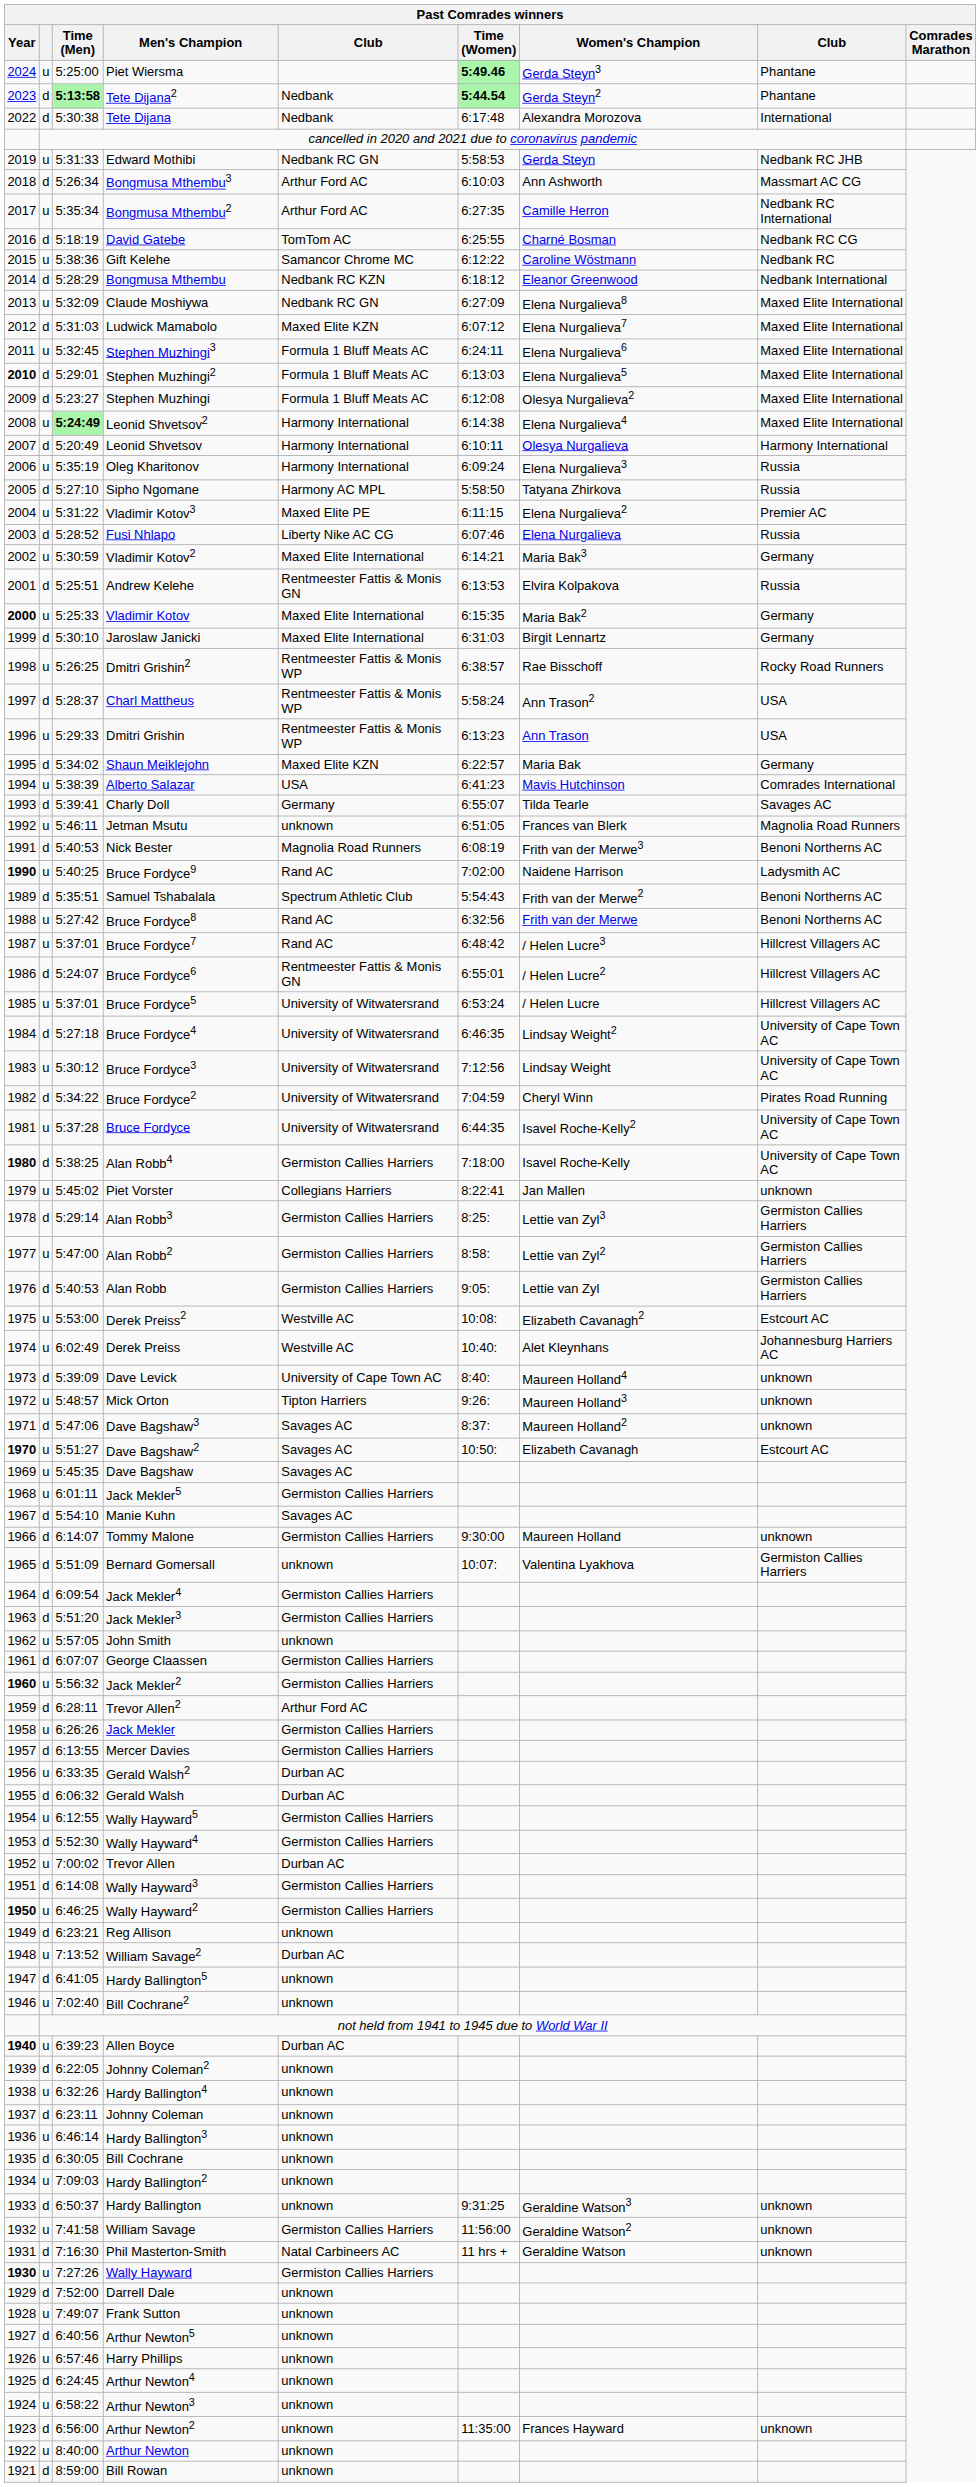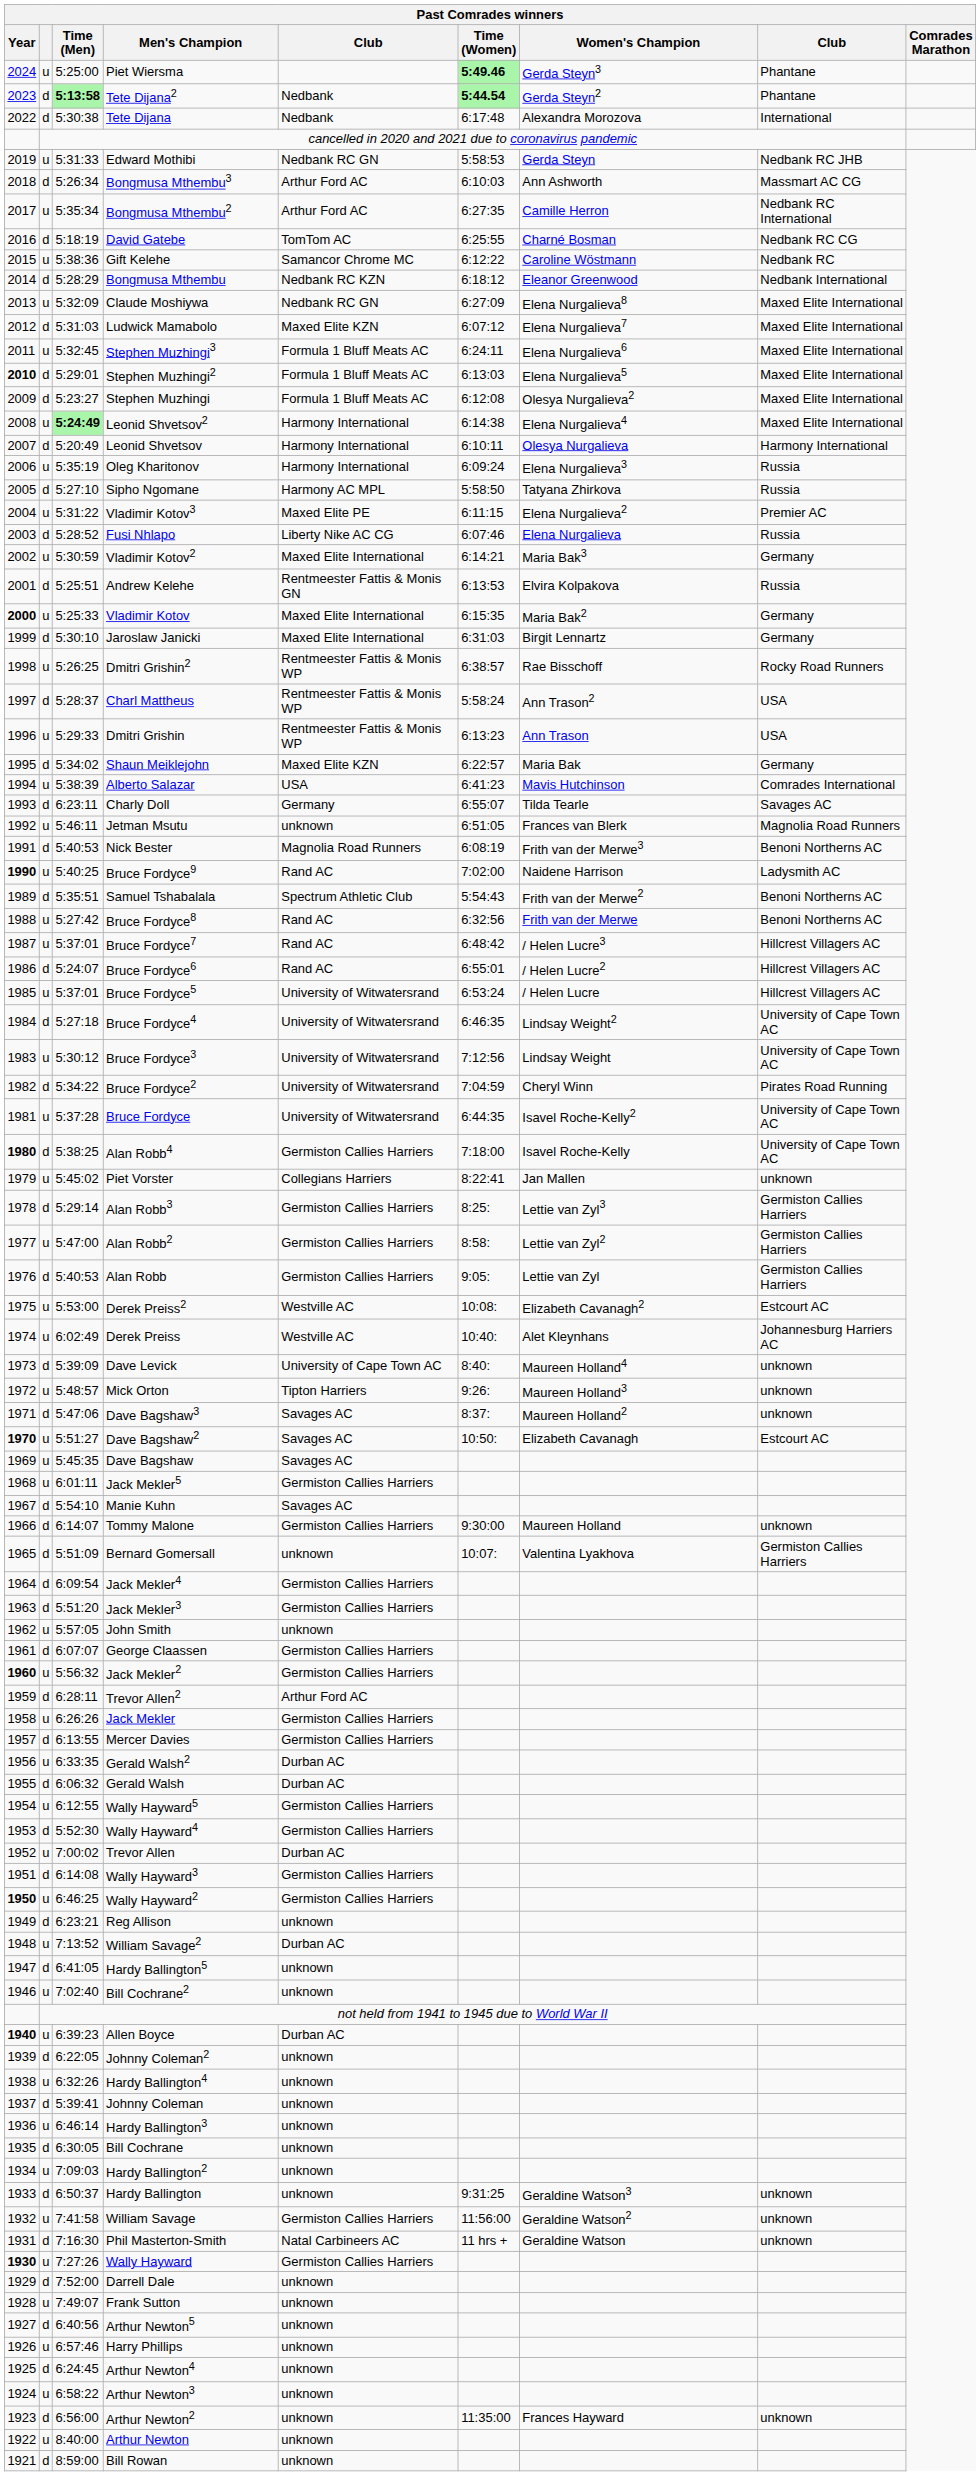(77, 805) 5:39:41 -> (77, 805) 6:23:11
(361, 974) Rentmeester Fattis & Monis GN -> (307, 968) Rand AC
(77, 2114) 6:23:11 -> (77, 2103) 5:39:41
